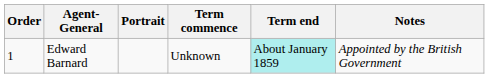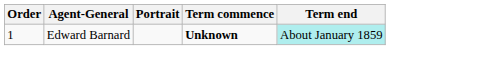- column: (410, 21)
(196, 55) normal -> (212, 34) bold
